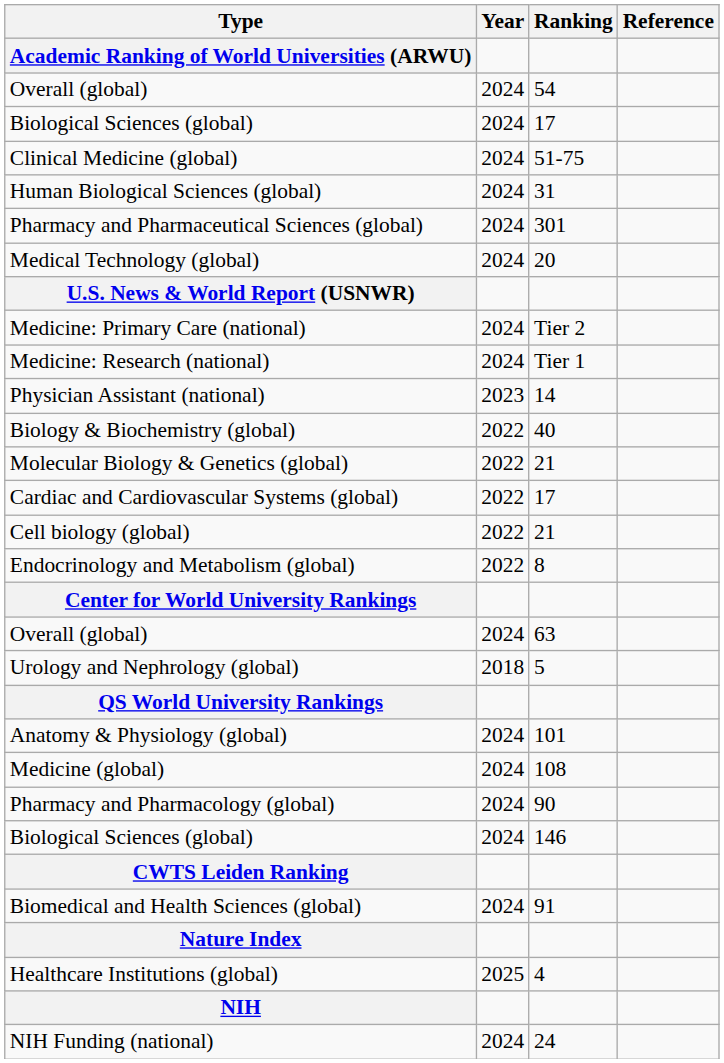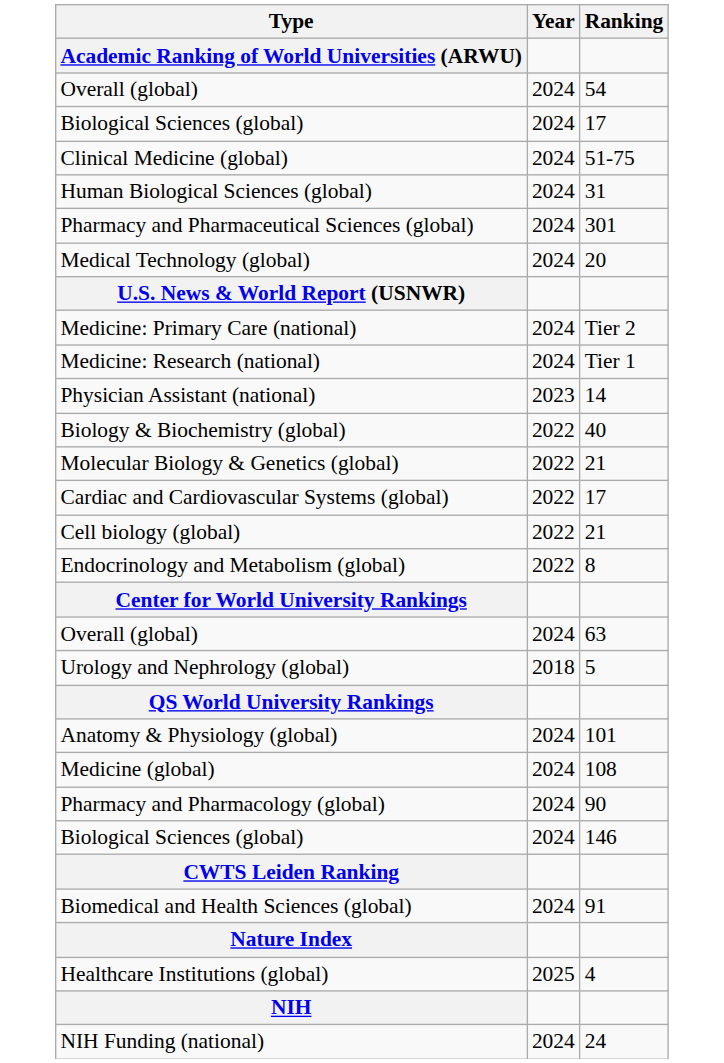- column: (668, 21)
